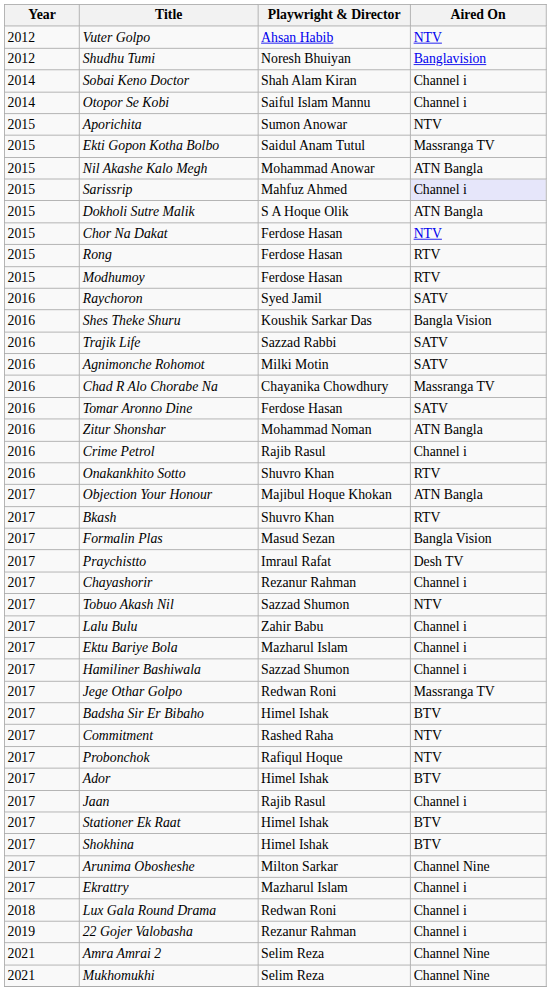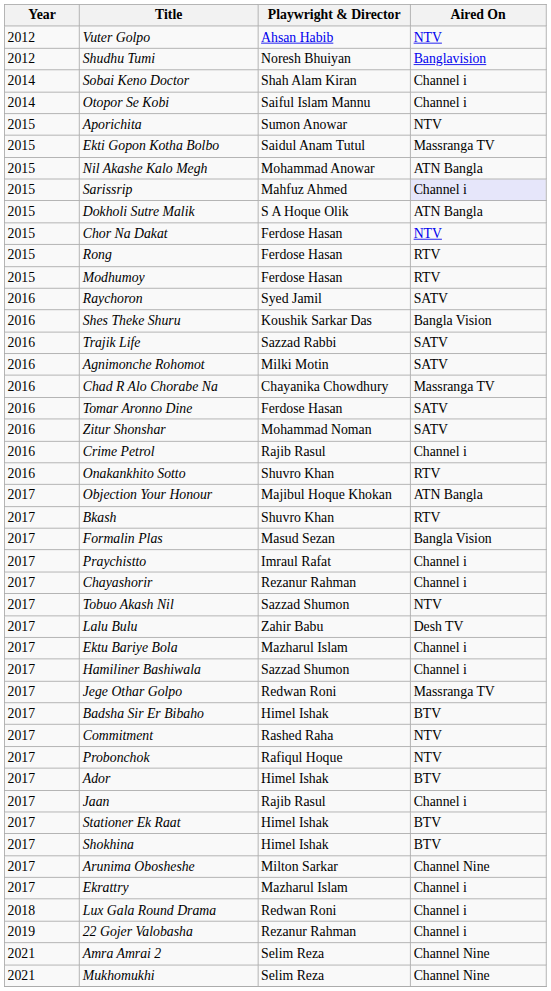(448, 430) ATN Bangla -> (431, 430) SATV
(439, 560) Desh TV -> (440, 560) Channel i
(440, 626) Channel i -> (439, 626) Desh TV
